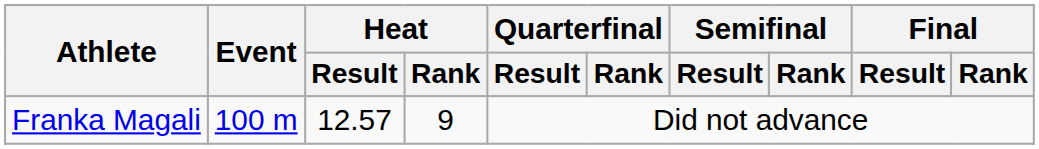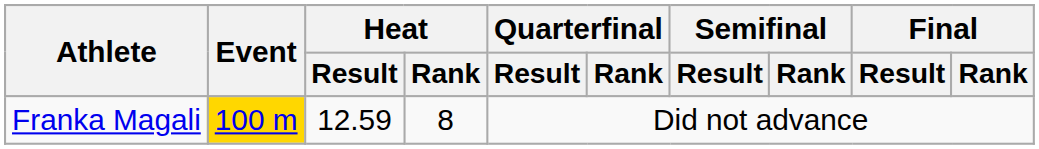(256, 121) no background -> (256, 121) gold background
(354, 121) 12.57 -> (354, 121) 12.59
(446, 121) 9 -> (446, 121) 8
